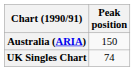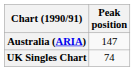(109, 41) 150 -> (109, 41) 147
